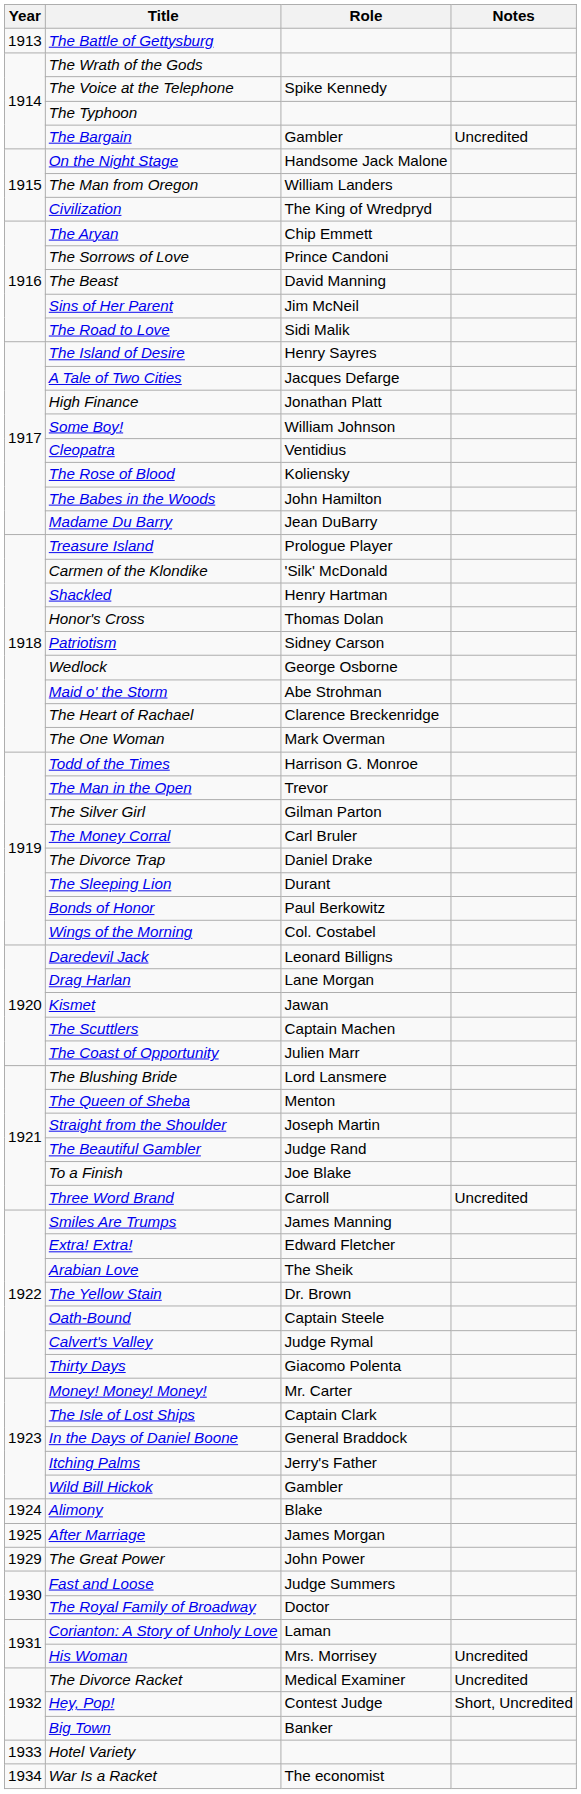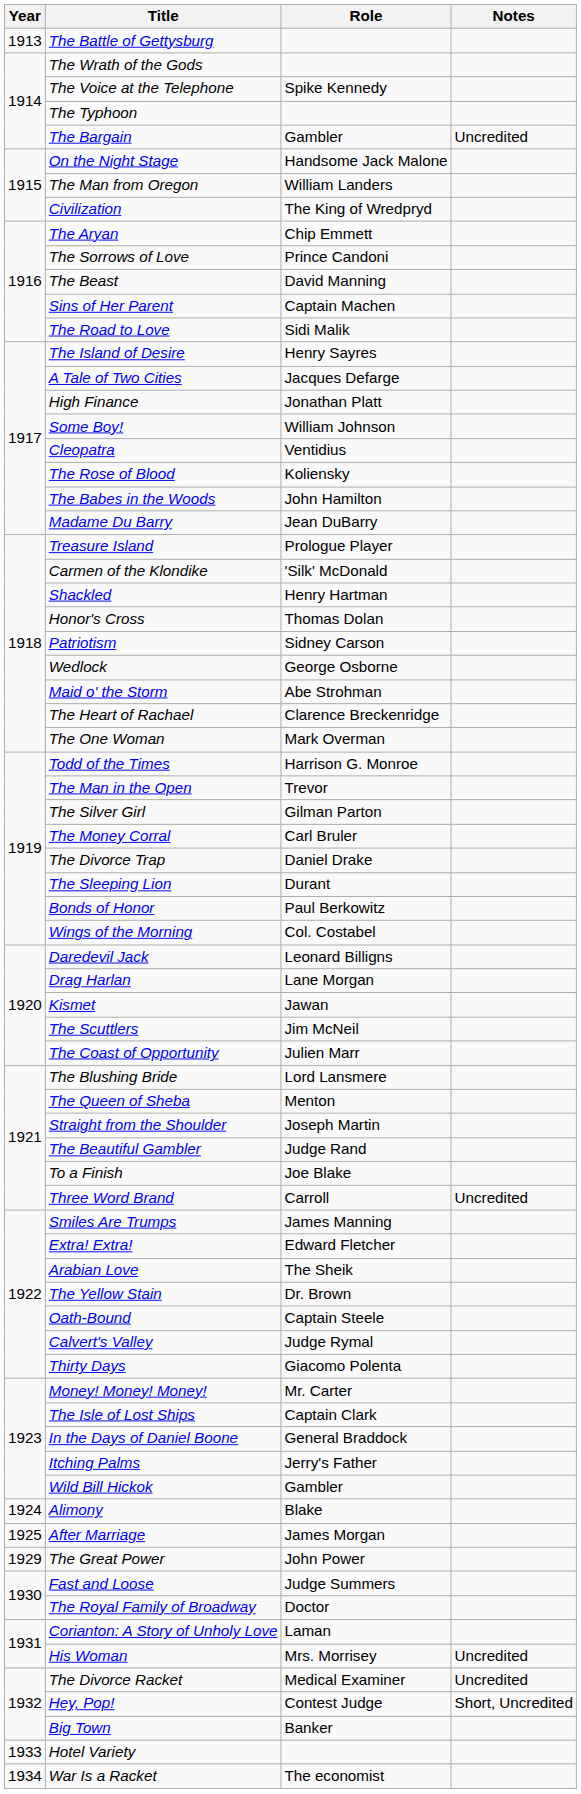(322, 305) Jim McNeil -> (340, 305) Captain Machen
(340, 1029) Captain Machen -> (322, 1029) Jim McNeil
